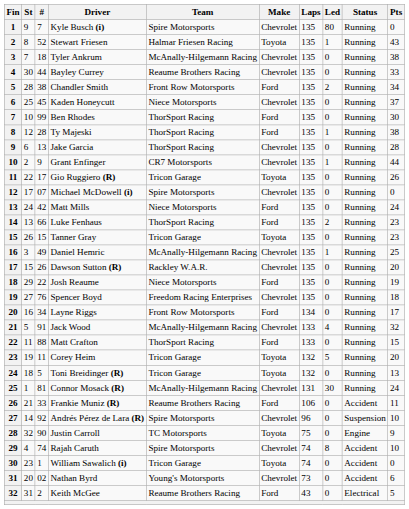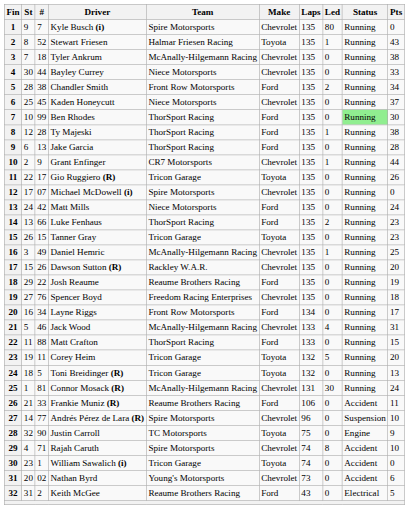(194, 72) Reaume Brothers Racing -> (182, 72) Niece Motorsports
(360, 117) no background -> (360, 117) lightgreen background
(279, 147) Chevrolet -> (270, 147) Ford
(182, 282) Niece Motorsports -> (194, 282) Reaume Brothers Racing
(42, 327) 91 -> (42, 327) 46
(395, 327) 32 -> (395, 327) 31
(42, 418) 92 -> (42, 418) 77
(42, 448) 74 -> (42, 448) 71
